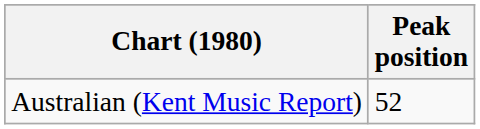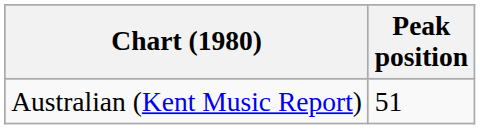(388, 100) 52 -> (388, 100) 51
